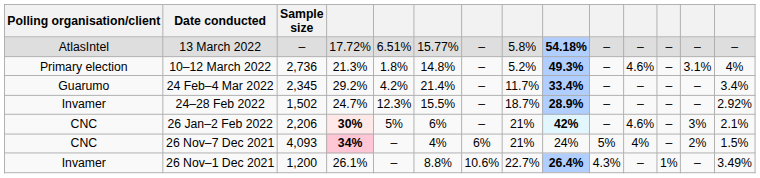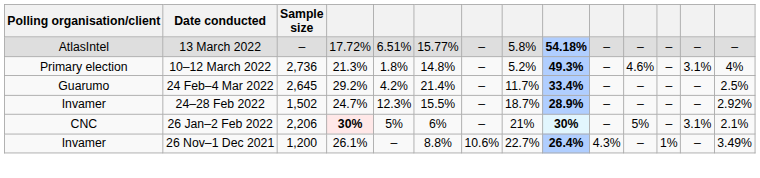(302, 85) 2,345 -> (302, 85) 2,645
(735, 85) 3.4% -> (735, 85) 2.5%
(566, 124) 42% -> (566, 124) 30%
(640, 124) 4.6% -> (640, 124) 5%
(697, 124) 3% -> (697, 124) 3.1%
- row: (220, 143)
